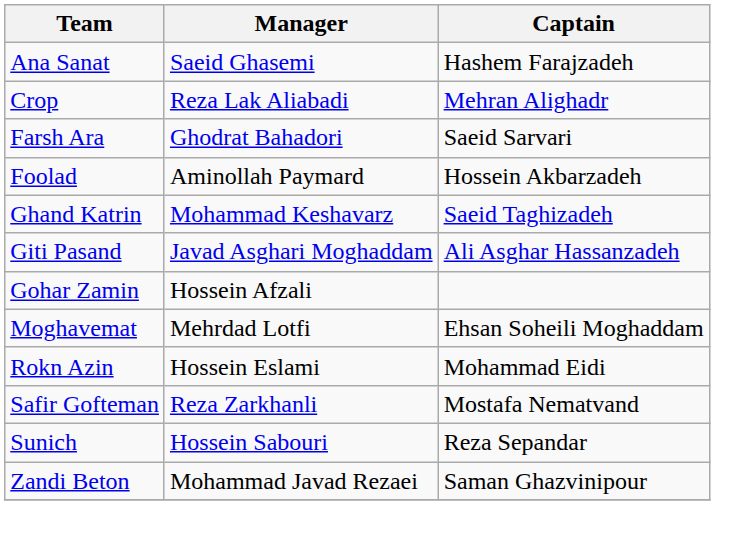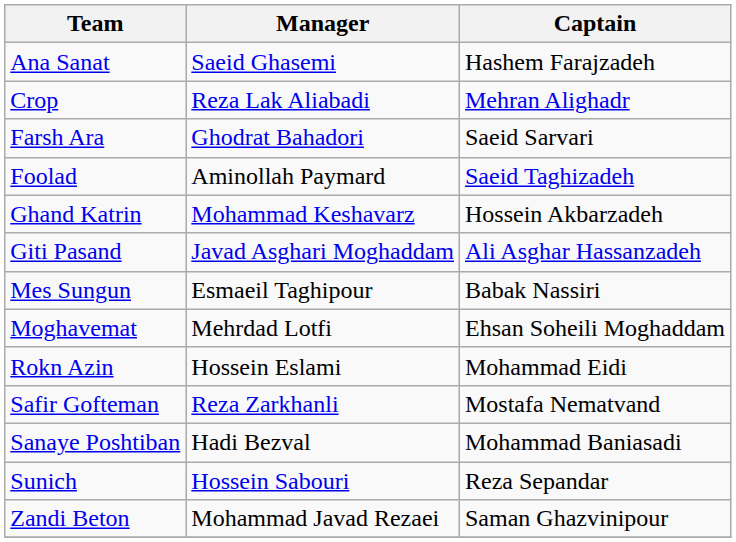(543, 175) Hossein Akbarzadeh -> (550, 175) Saeid Taghizadeh
(528, 213) Saeid Taghizadeh -> (564, 213) Hossein Akbarzadeh
- row: (75, 289)
+ row: (71, 289)
+ row: (95, 442)
